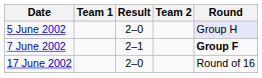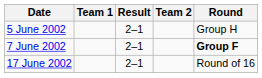(134, 30) 2–0 -> (134, 30) 2–1
(217, 30) lavender background -> (217, 30) no background
(134, 64) 2–0 -> (134, 64) 2–1
